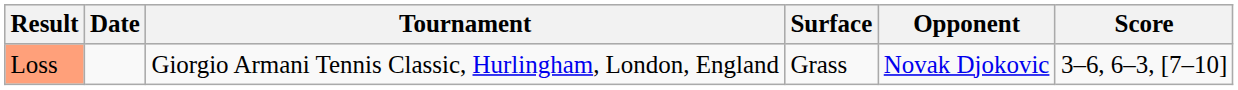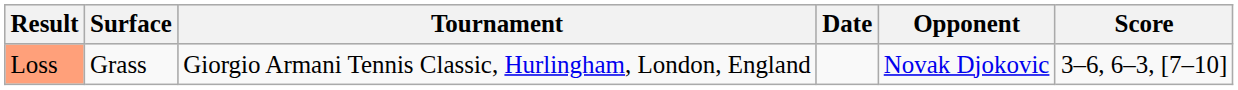columns swapped: (115, 24) <-> (831, 24)
